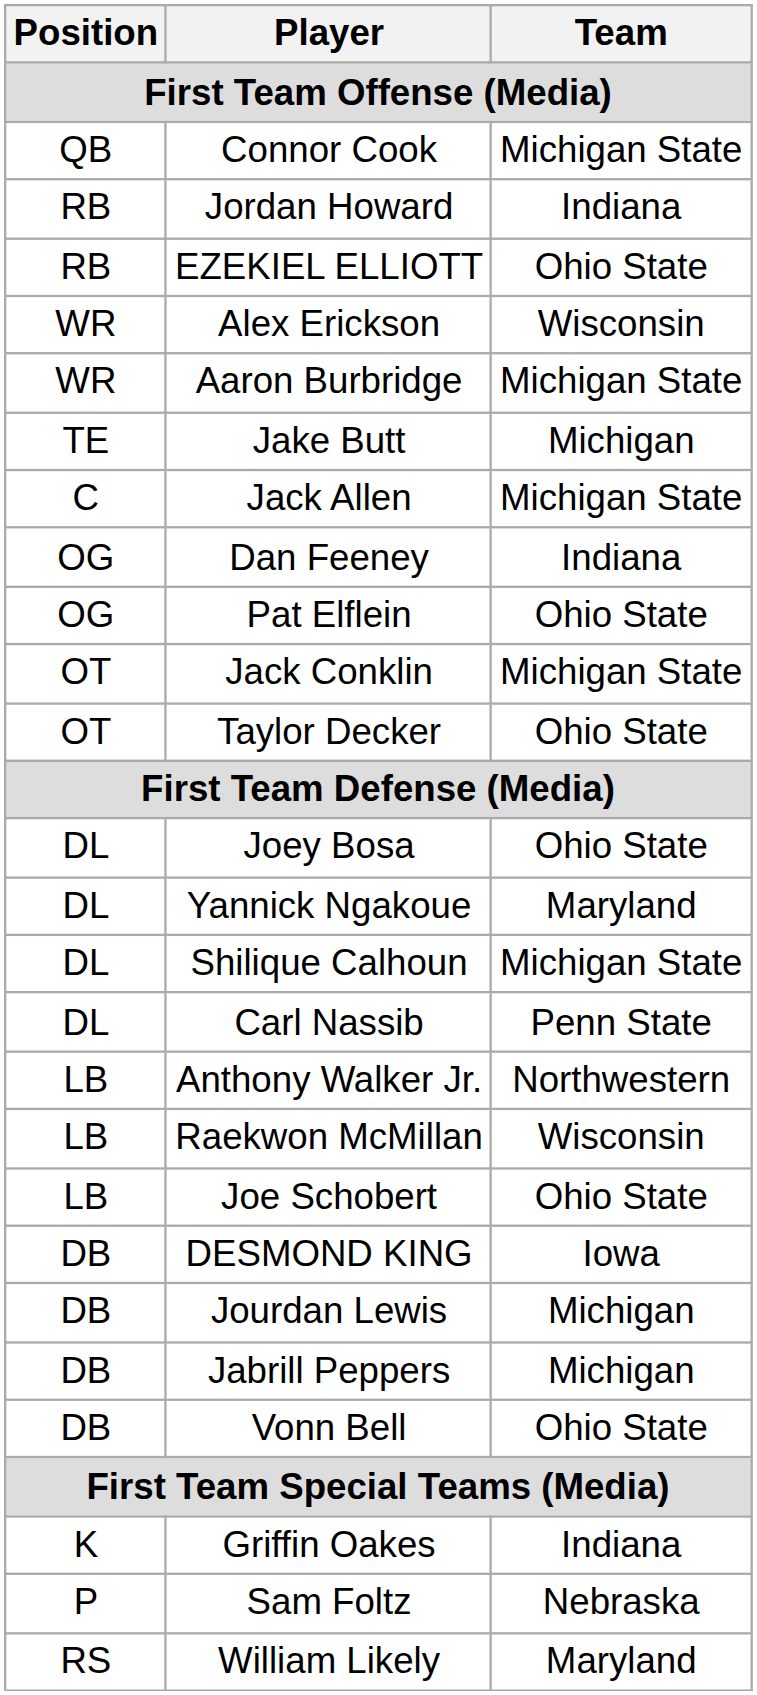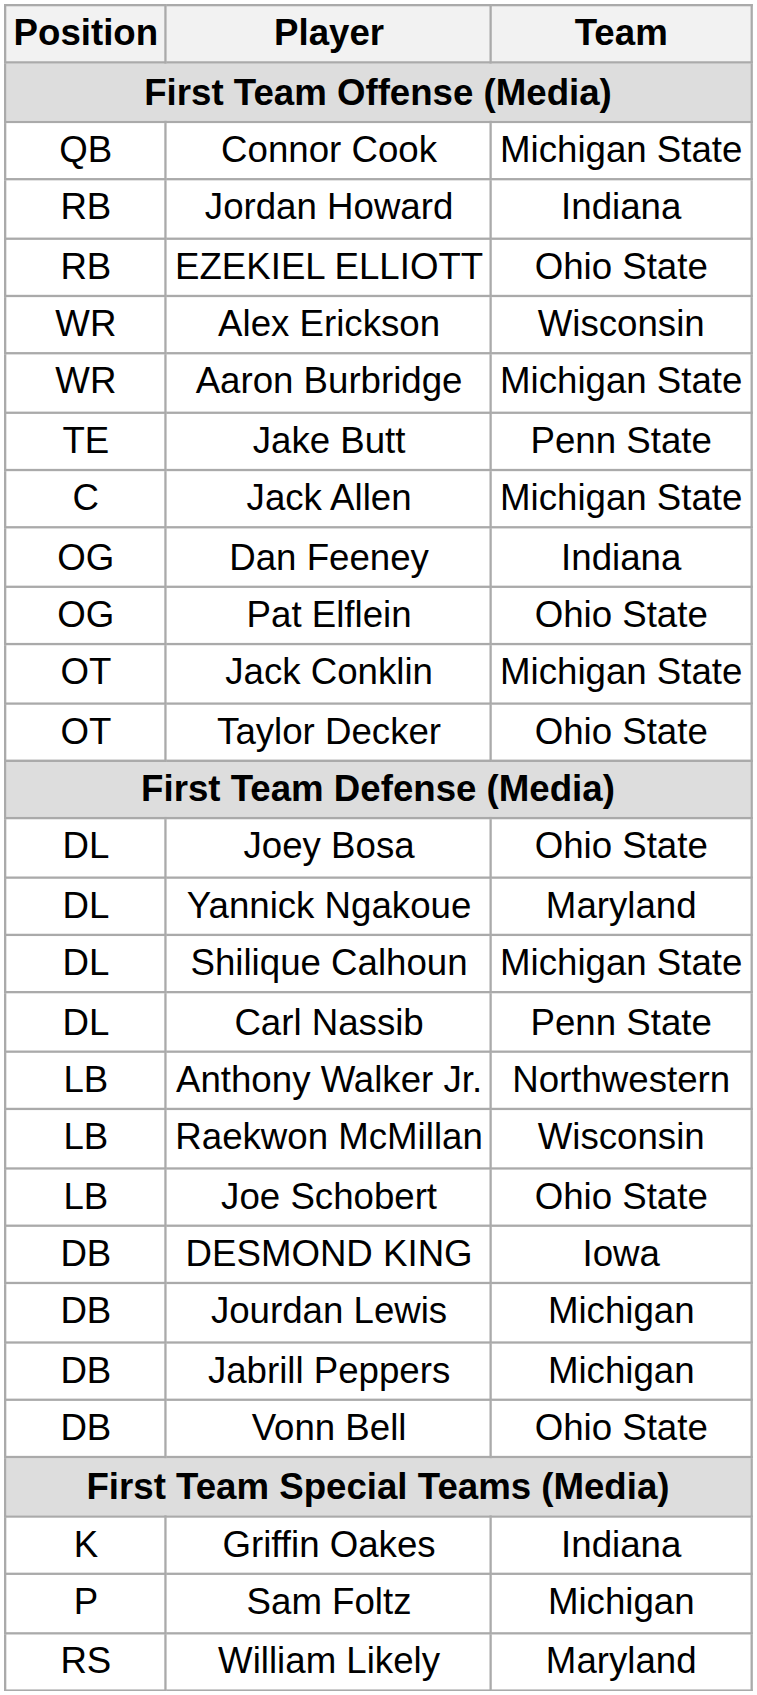(621, 440) Michigan -> (621, 440) Penn State
(621, 1602) Nebraska -> (621, 1602) Michigan
